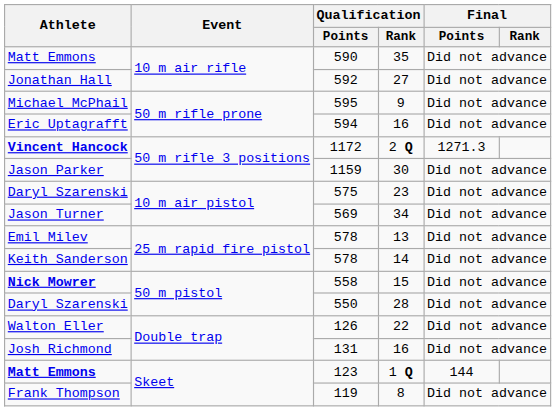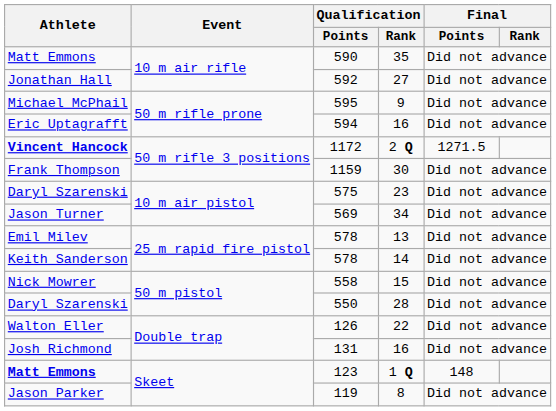(462, 147) 1271.3 -> (462, 147) 1271.5
(56, 170) Jason Parker -> (64, 170) Frank Thompson
(52, 282) bold -> (52, 282) normal
(462, 371) 144 -> (462, 371) 148
(64, 394) Frank Thompson -> (56, 394) Jason Parker
